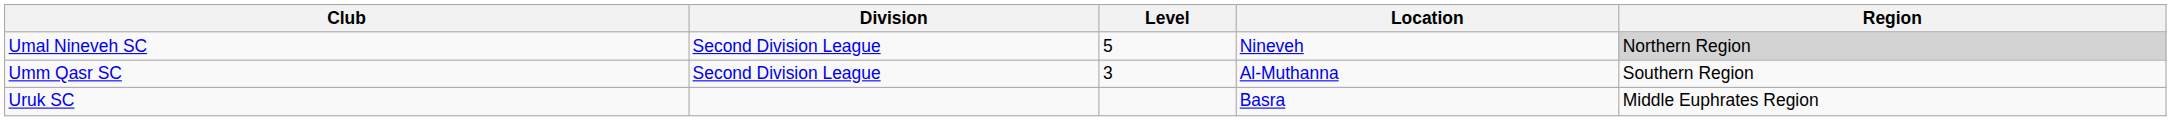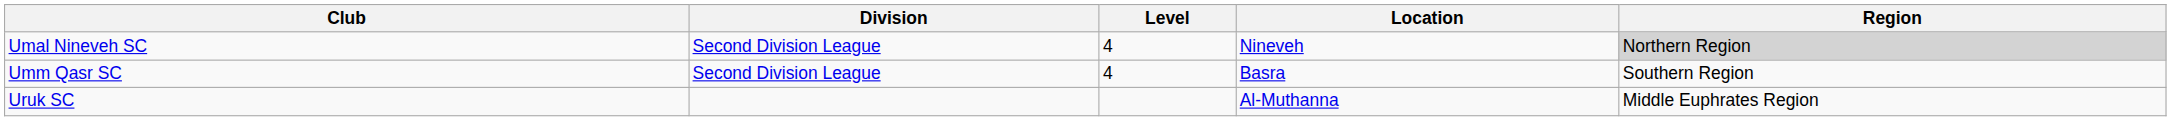(1108, 45) 5 -> (1108, 45) 4
(1108, 73) 3 -> (1108, 73) 4
(1289, 73) Al-Muthanna -> (1263, 73) Basra
(1263, 101) Basra -> (1289, 101) Al-Muthanna
